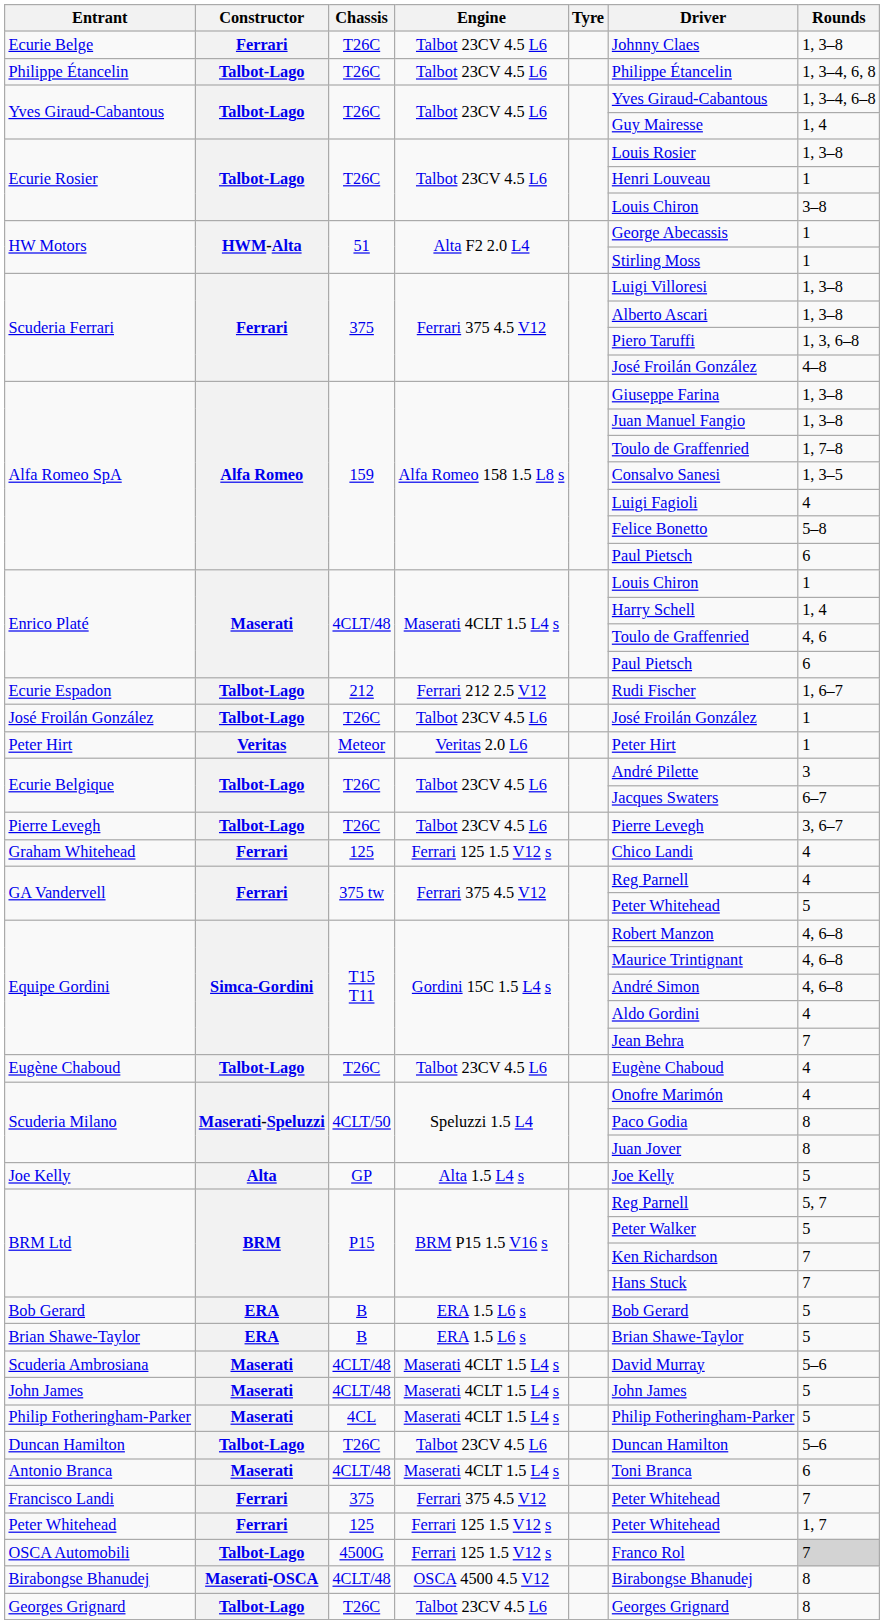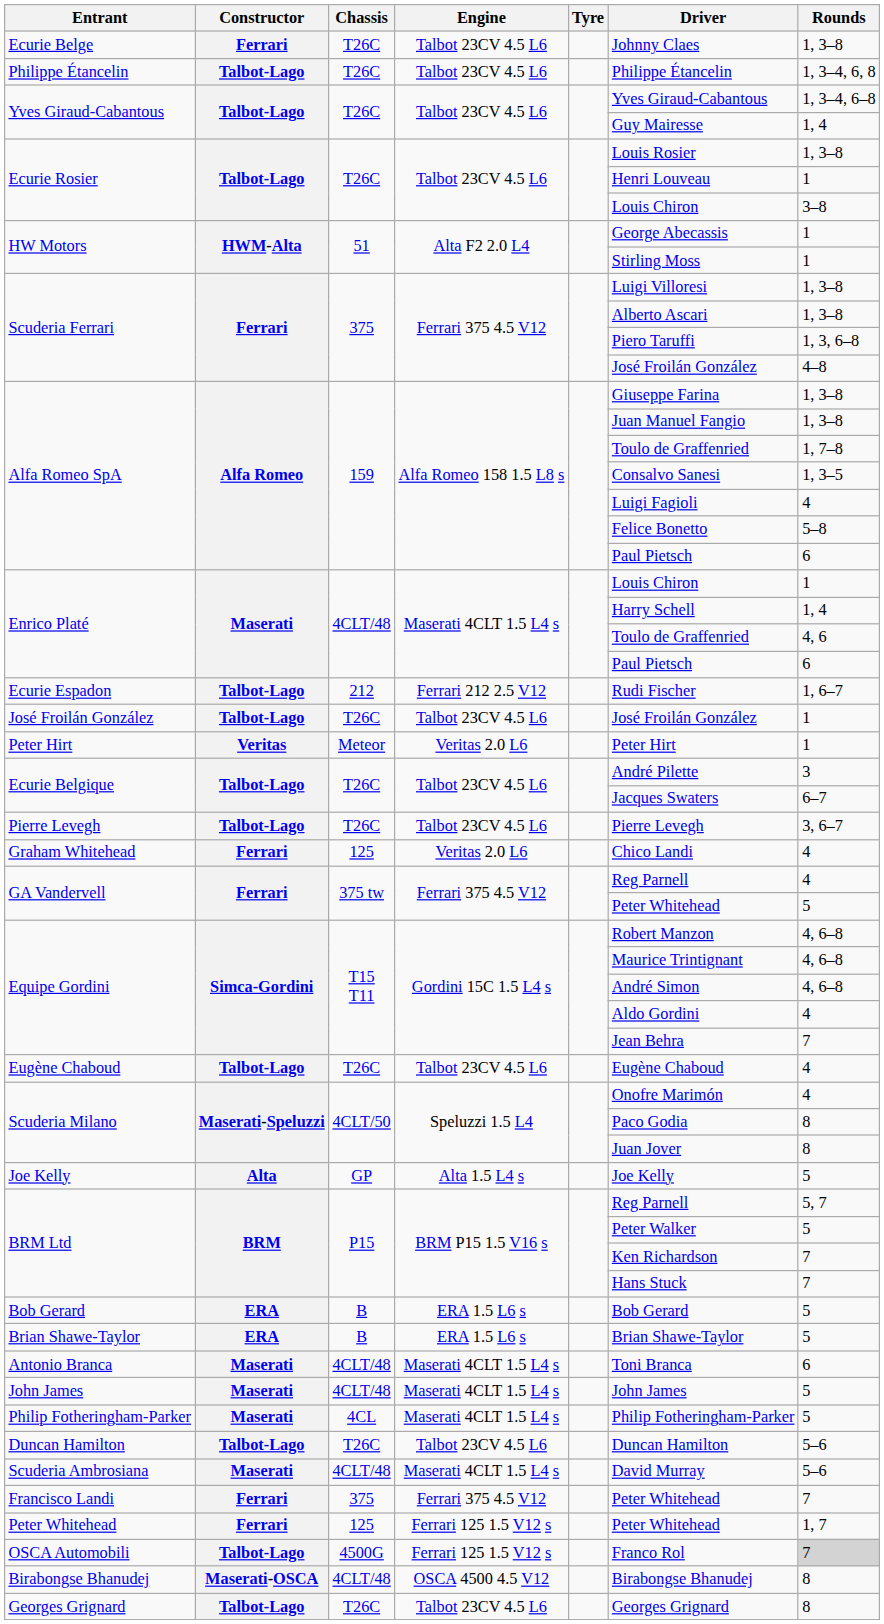(481, 852) Ferrari 125 1.5 V12 s -> (481, 852) Veritas 2.0 L6
rows swapped: (78, 1363) <-> (60, 1471)
